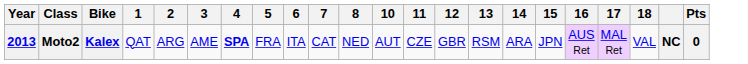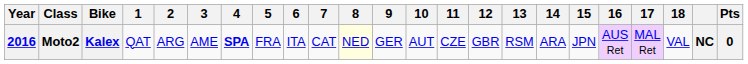+ column: (389, 14)
(22, 42) 2013 -> (22, 42) 2016
(356, 42) no background -> (356, 42) lightyellow background
